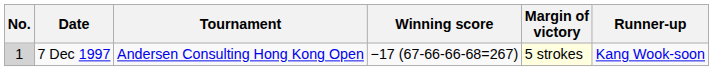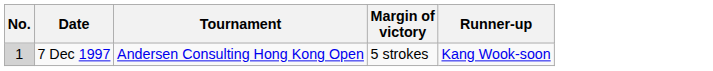- column: (444, 24)
(554, 55) lightyellow background -> (400, 55) no background
